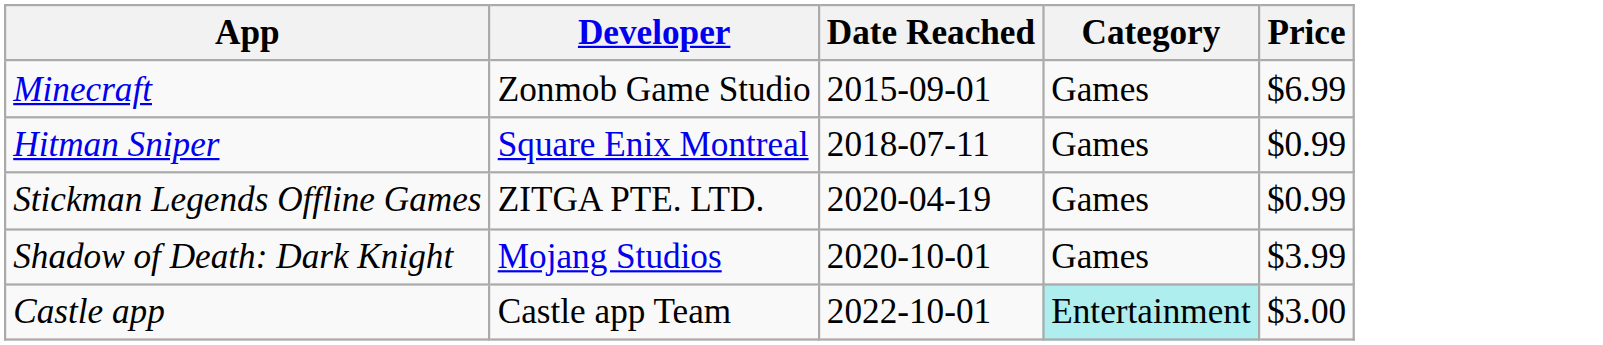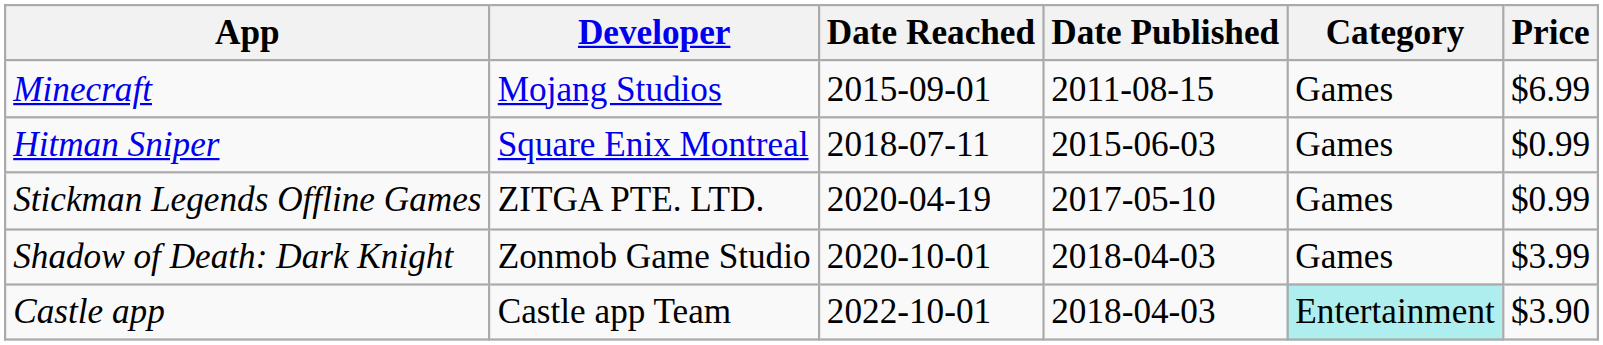+ column: (1165, 32)
(654, 88) Zonmob Game Studio -> (610, 88) Mojang Studios
(610, 255) Mojang Studios -> (654, 255) Zonmob Game Studio
(1307, 311) $3.00 -> (1551, 311) $3.90
